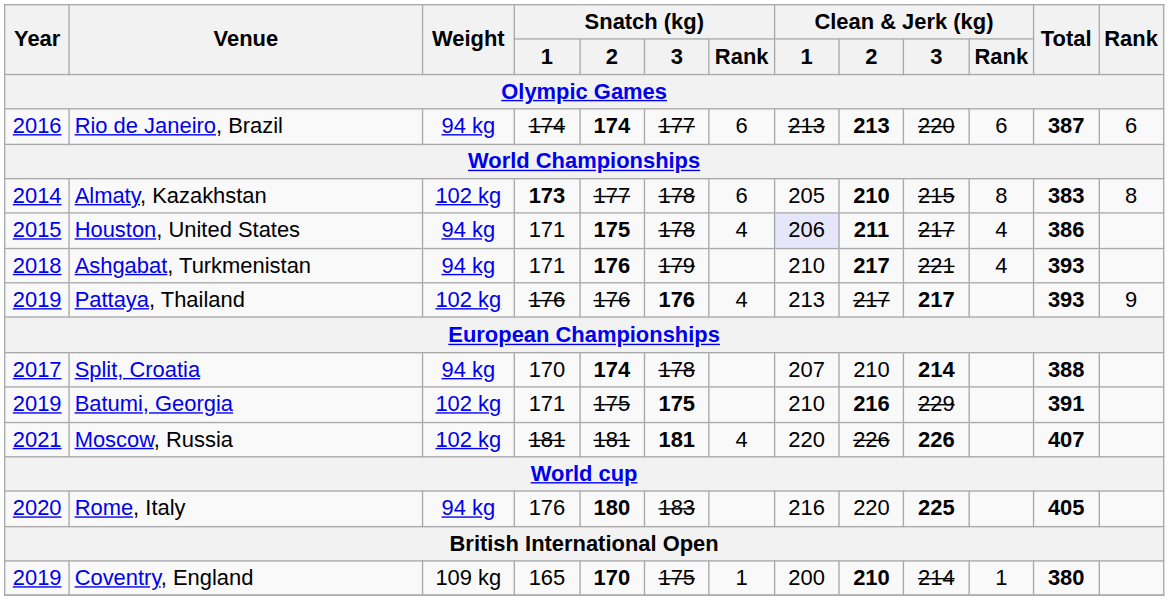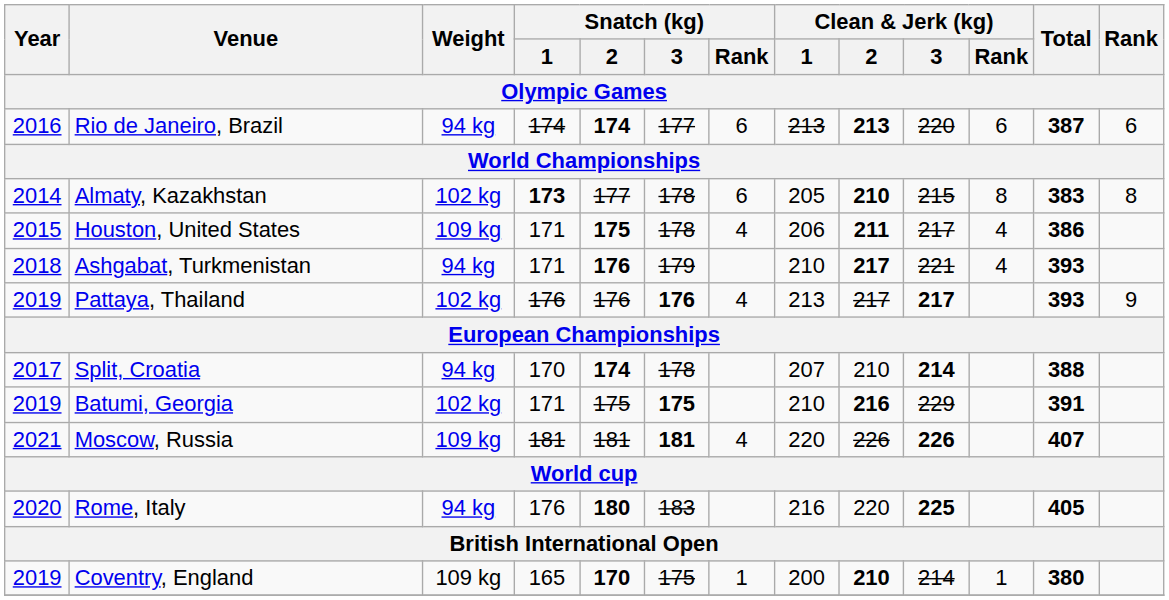(468, 230) 94 kg -> (468, 230) 109 kg
(807, 230) lavender background -> (807, 230) no background
(468, 439) 102 kg -> (468, 439) 109 kg
